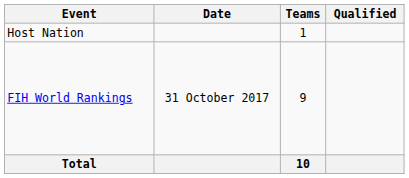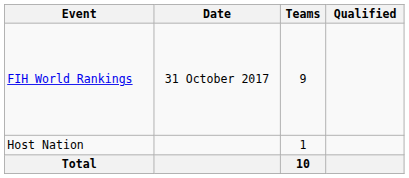rows swapped: (46, 33) <-> (70, 98)
